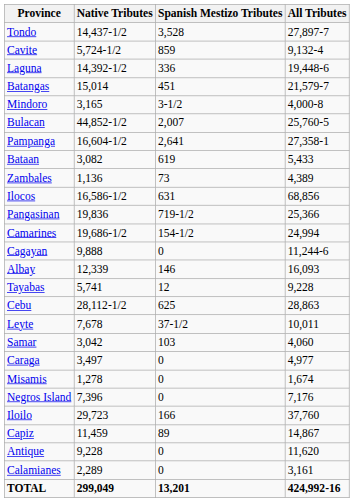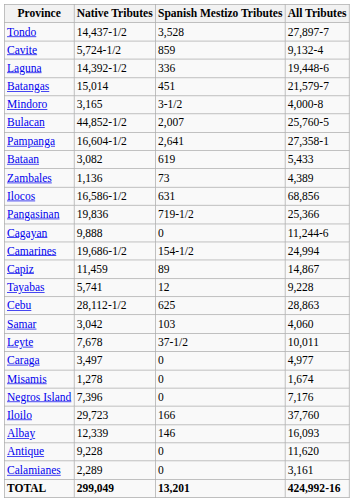rows swapped: (27, 251) <-> (32, 232)
rows swapped: (21, 269) <-> (20, 433)
rows swapped: (22, 342) <-> (20, 324)
